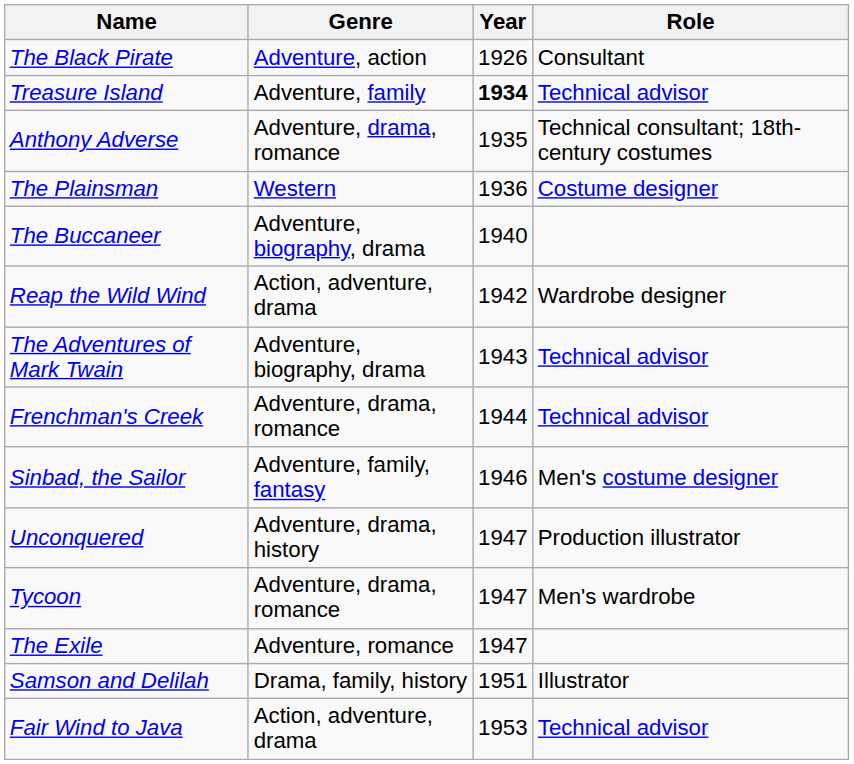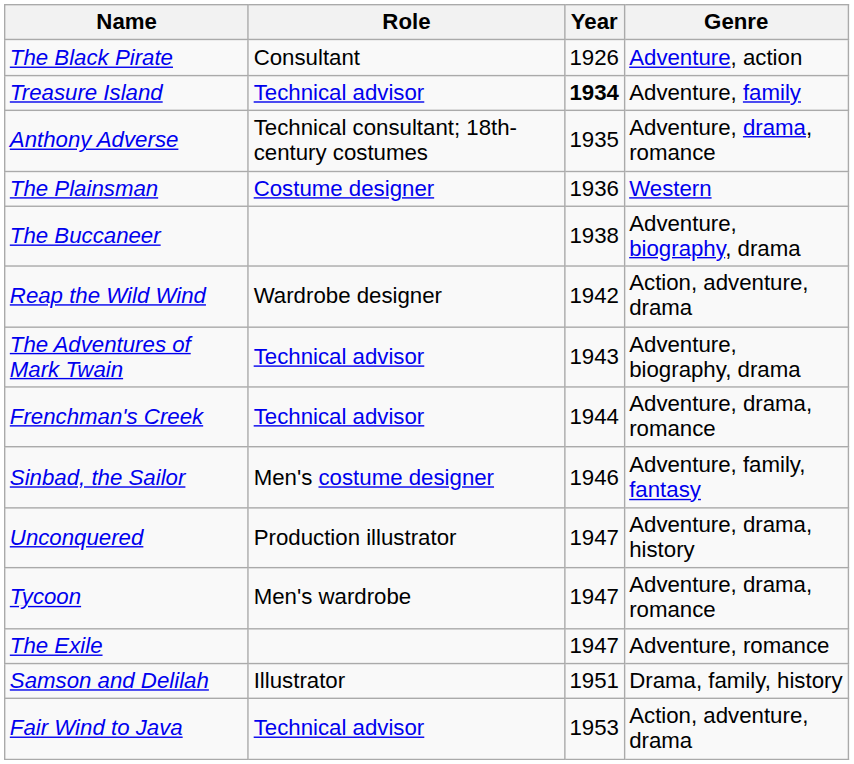columns swapped: (361, 22) <-> (691, 22)
(503, 236) 1940 -> (594, 236) 1938
